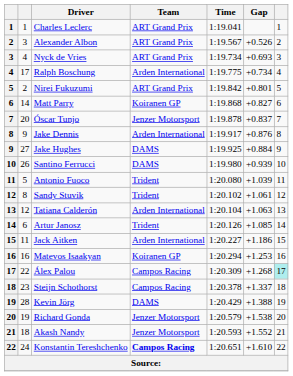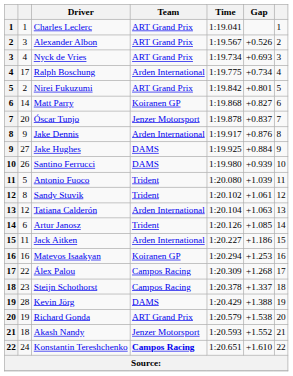(281, 271) paleturquoise background -> (281, 271) no background
(166, 316) Jenzer Motorsport -> (163, 316) ART Grand Prix
